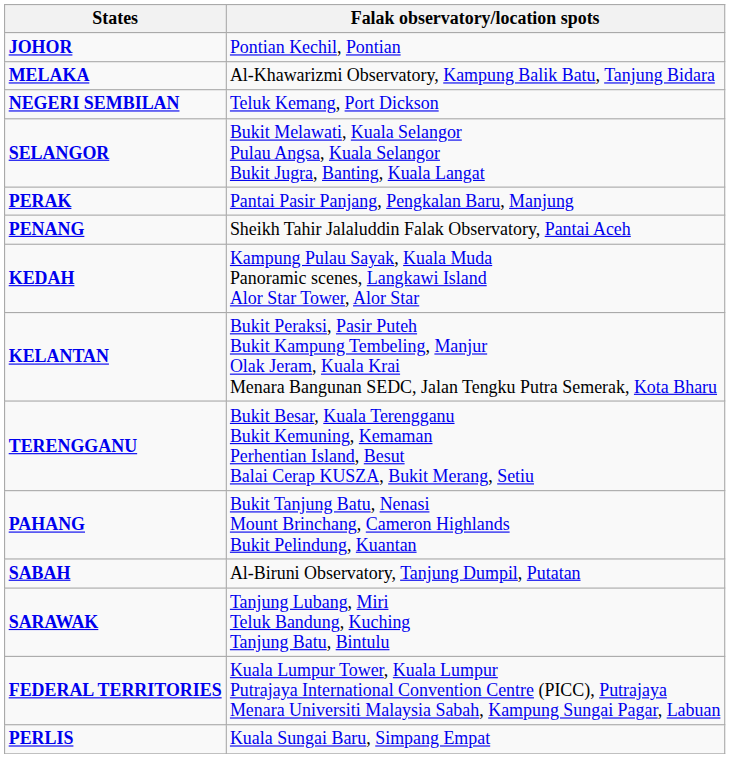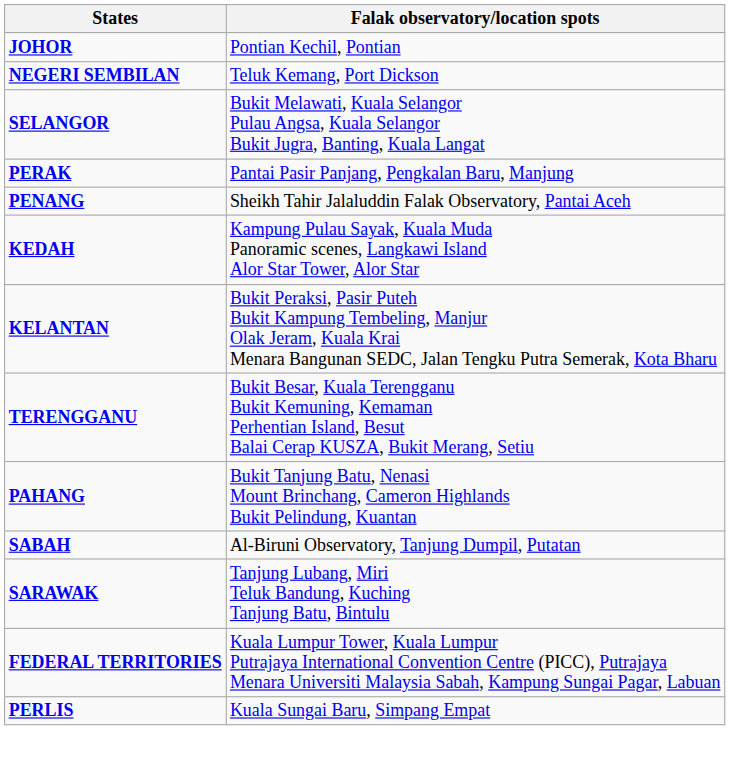- row: (49, 75)
